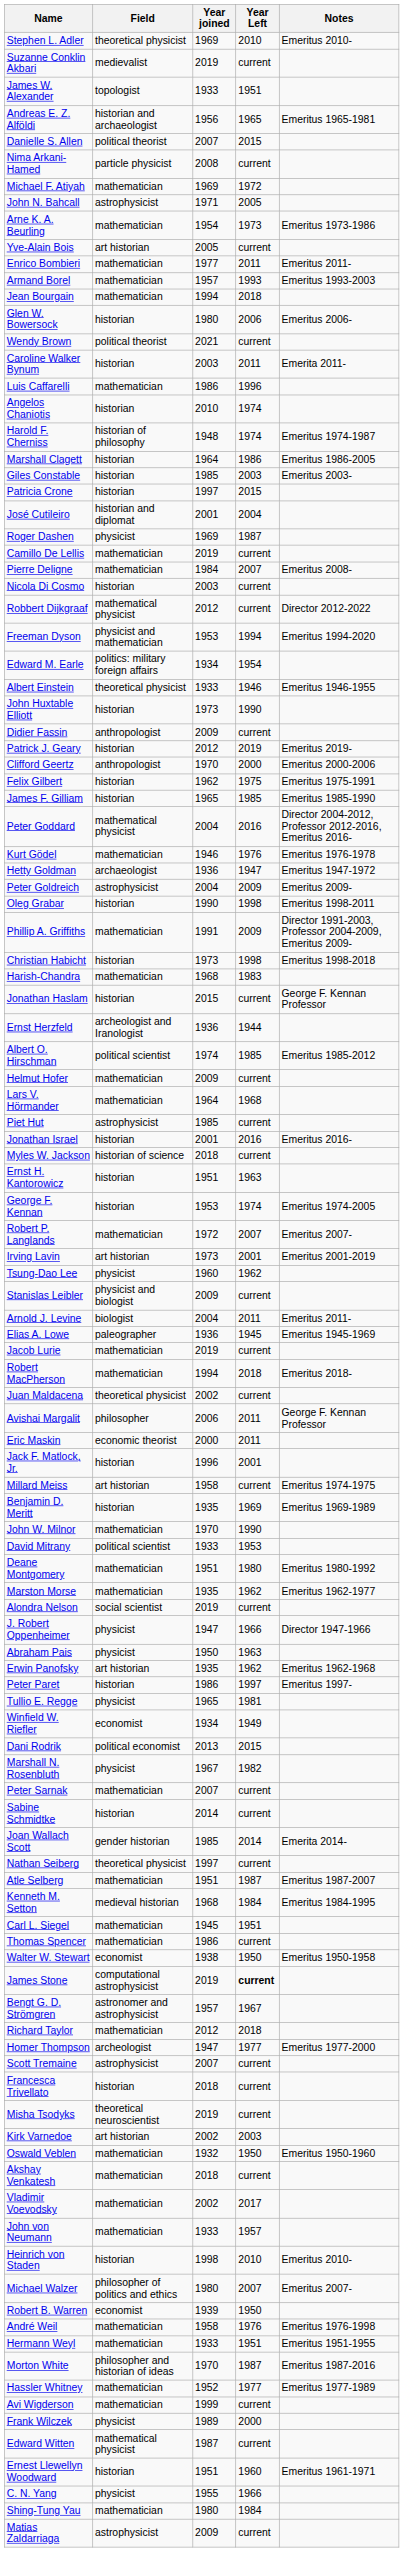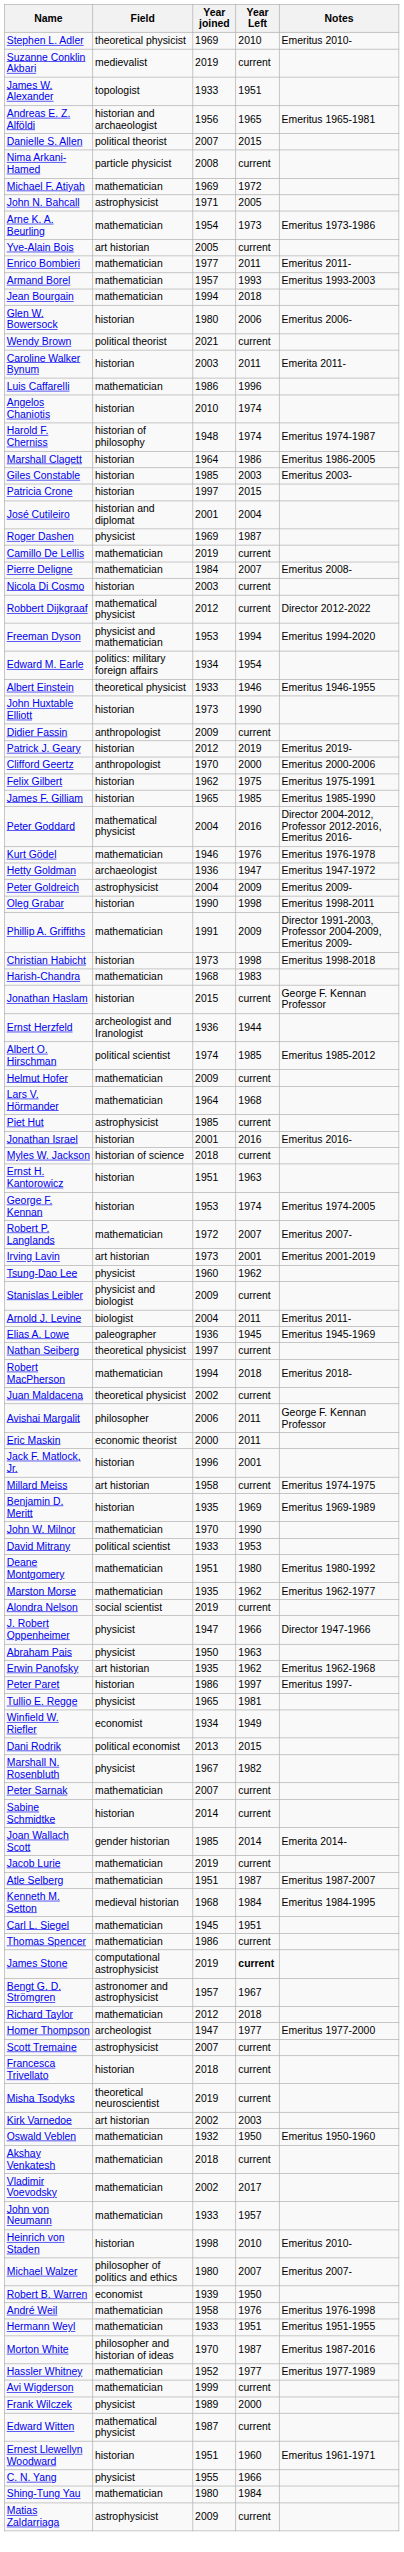rows swapped: (34, 1351) <-> (43, 1864)
- row: (48, 1958)
